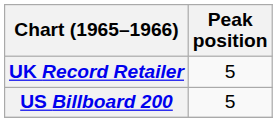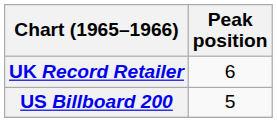(230, 71) 5 -> (230, 71) 6
